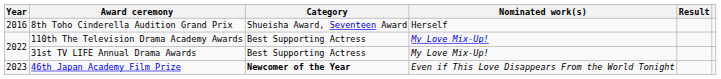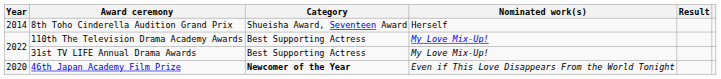(17, 25) 2016 -> (17, 25) 2014
(17, 67) 2023 -> (17, 67) 2020
